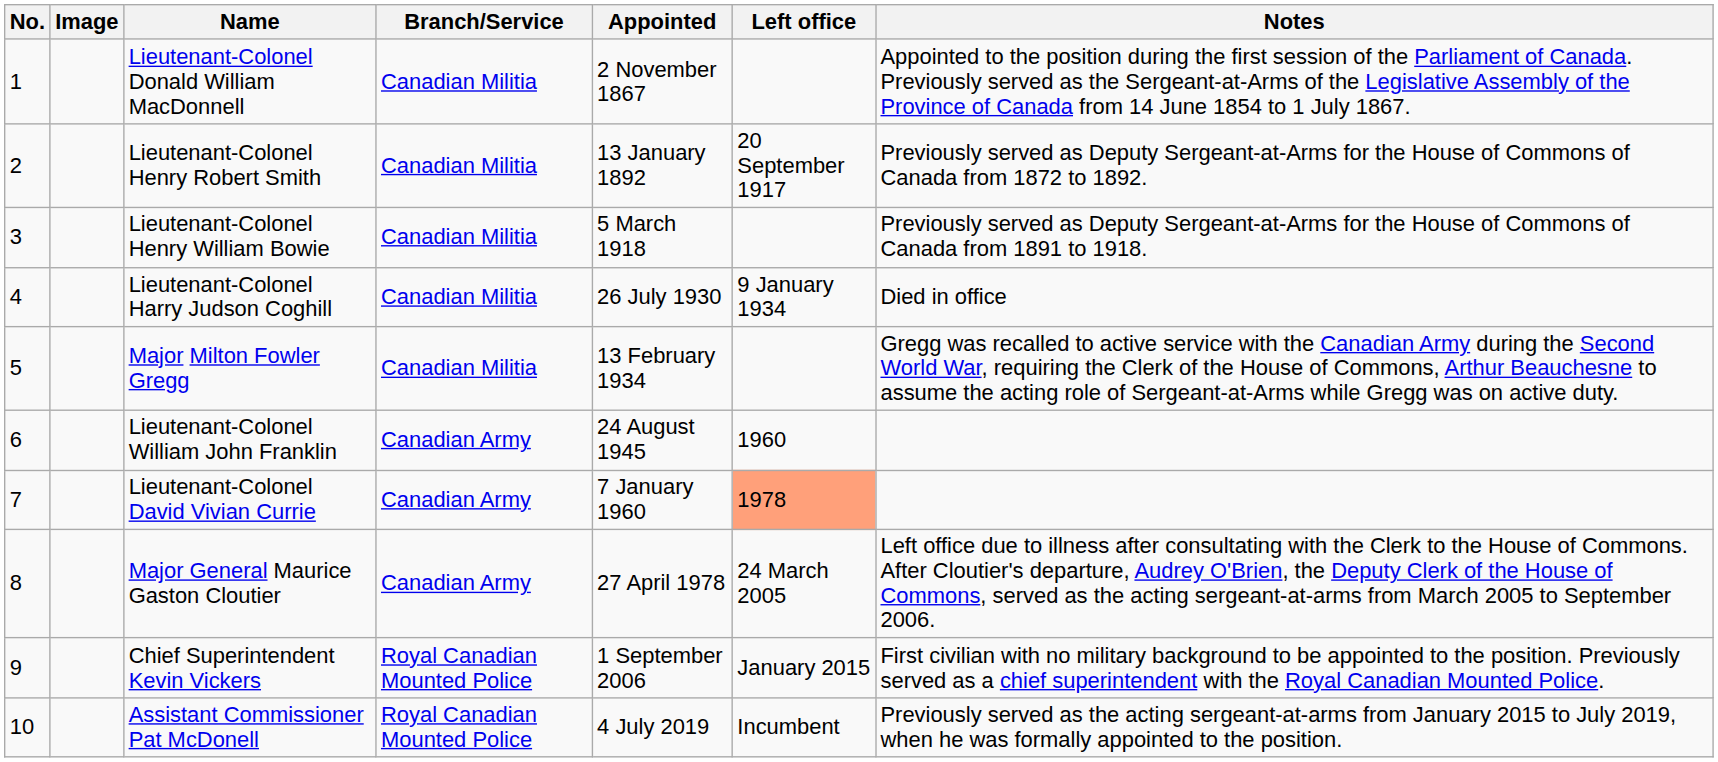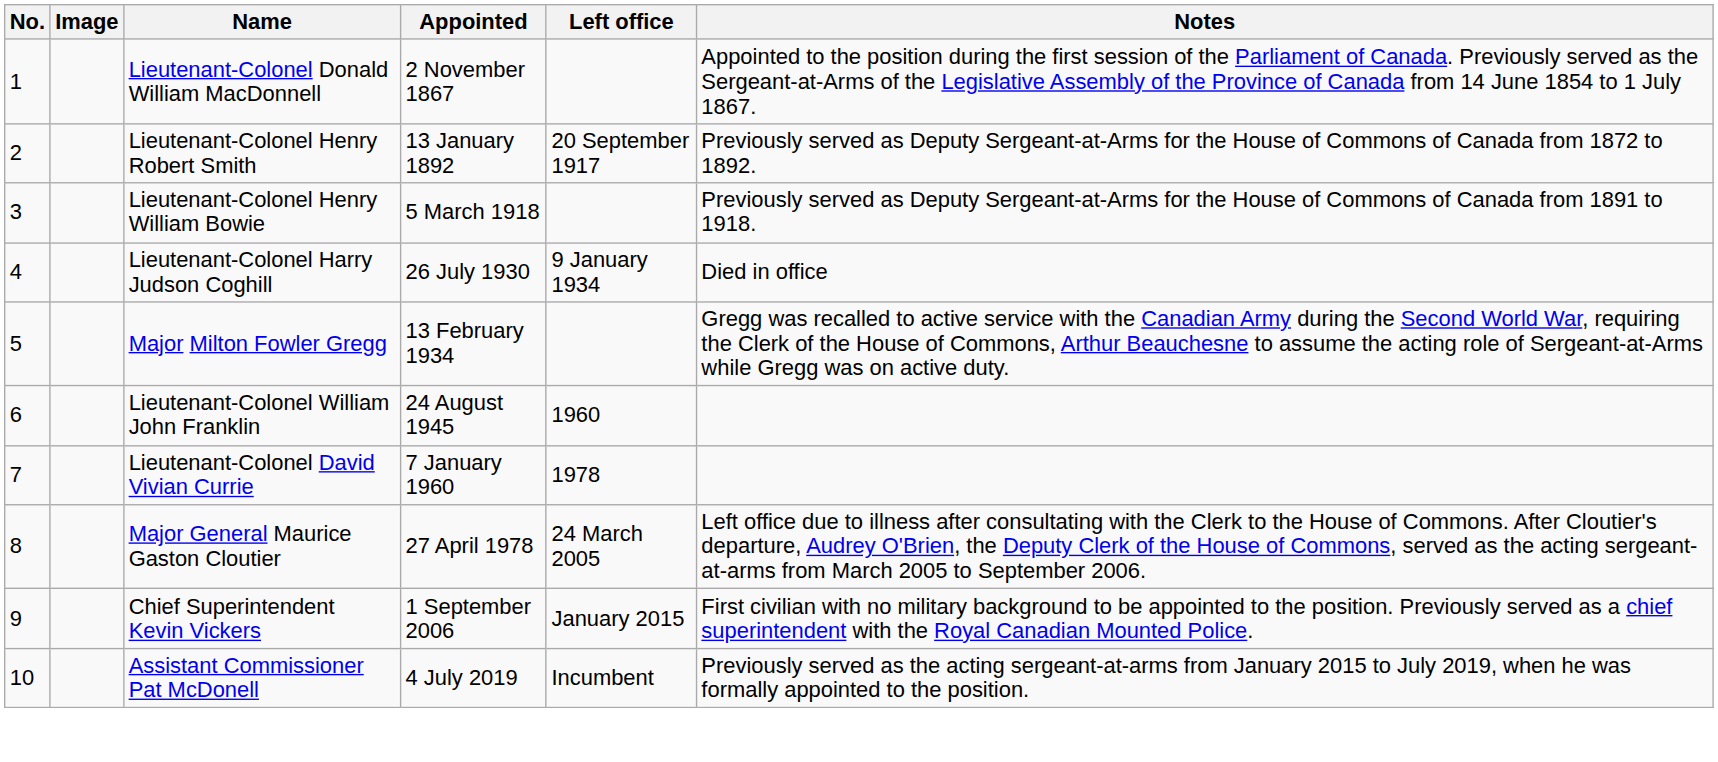- column: (484, 21)
(762, 499) lightsalmon background -> (576, 474) no background
